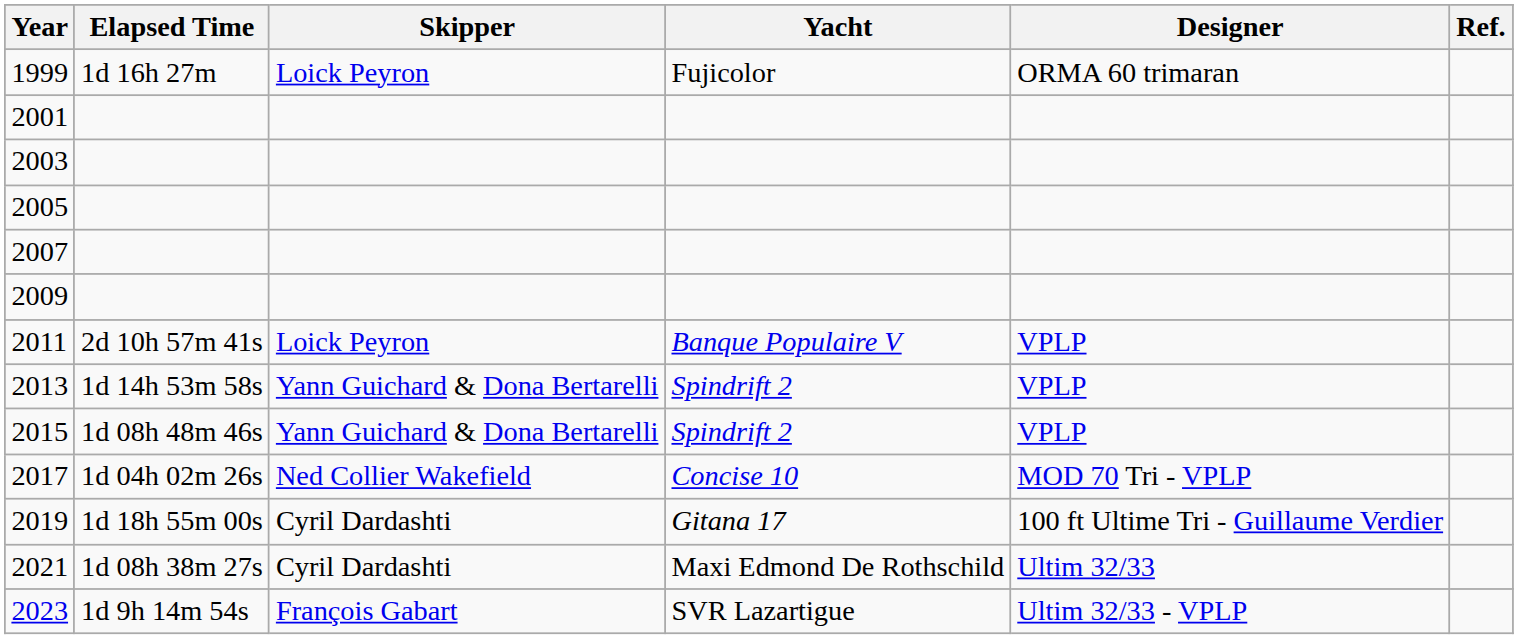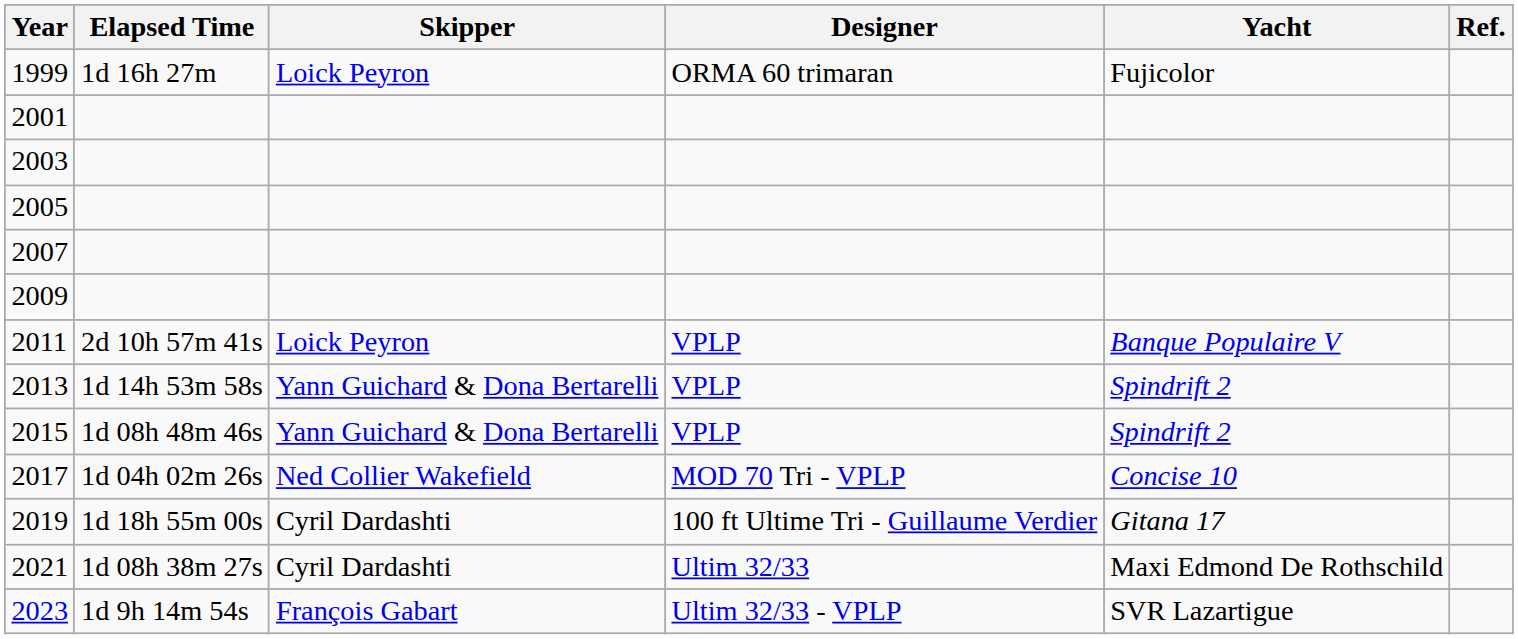columns swapped: (838, 26) <-> (1230, 26)
